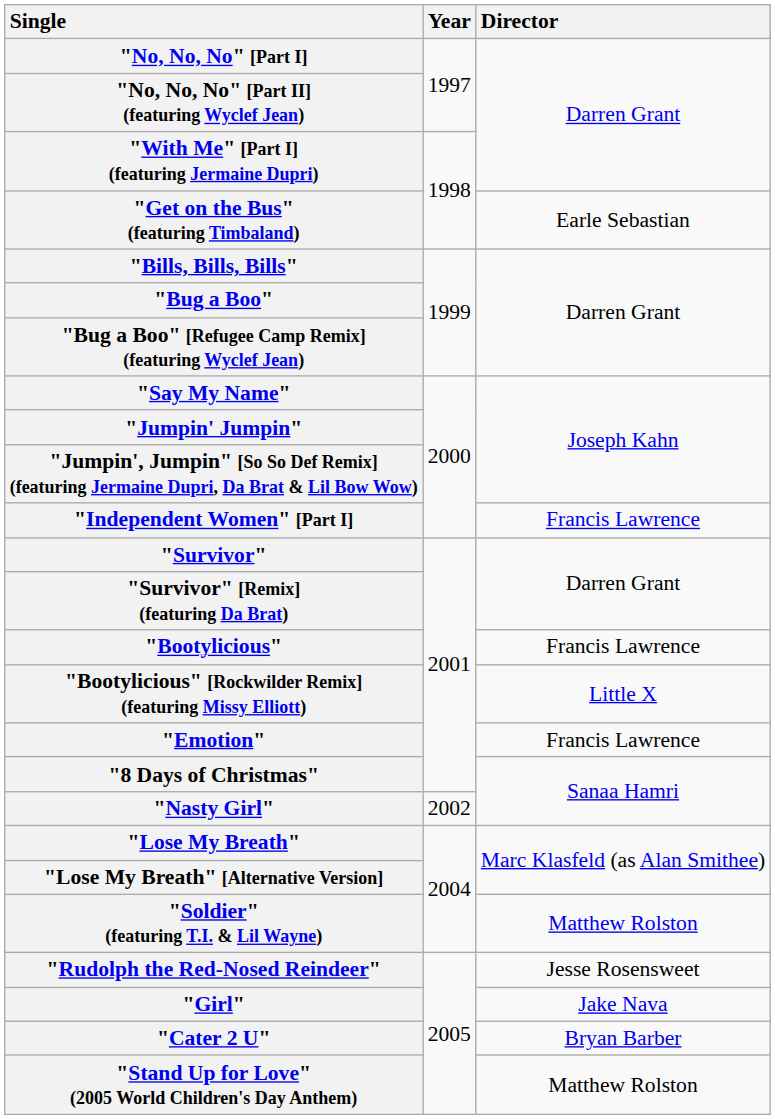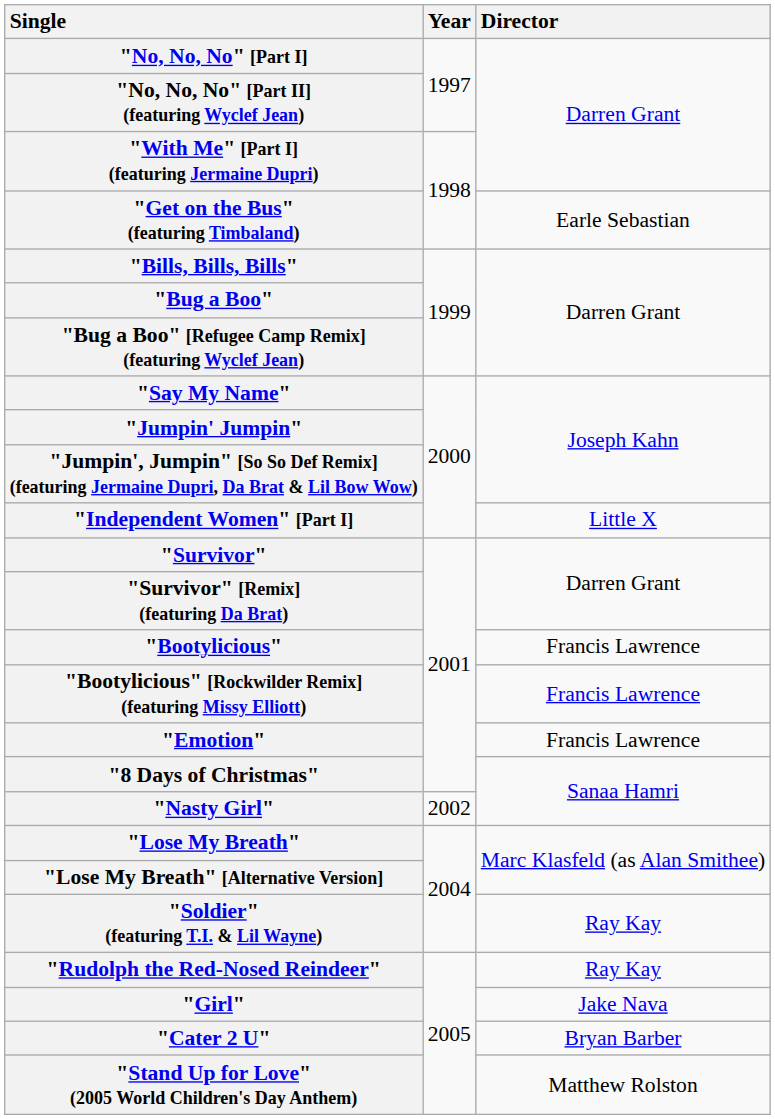(623, 519) Francis Lawrence -> (623, 519) Little X
(623, 693) Little X -> (623, 693) Francis Lawrence
(623, 923) Matthew Rolston -> (623, 923) Ray Kay
(623, 969) Jesse Rosensweet -> (623, 969) Ray Kay
